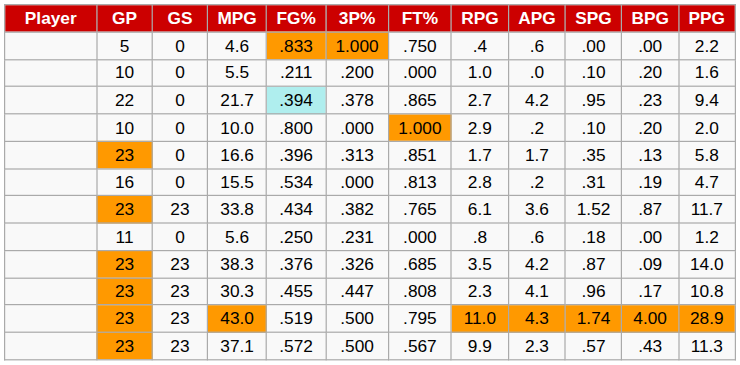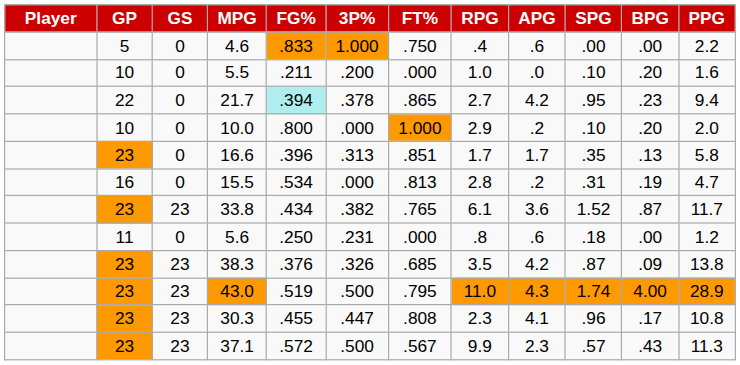(707, 264) 14.0 -> (707, 264) 13.8
rows swapped: (237, 319) <-> (237, 292)
